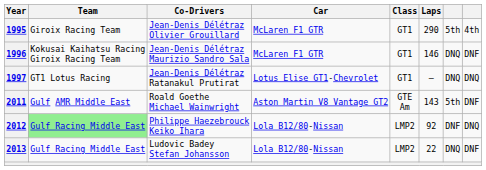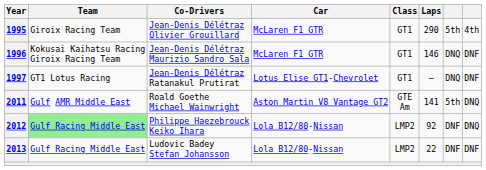(472, 78) DNQ -> (472, 78) DNF
(431, 102) 143 -> (431, 102) 141
(472, 102) DNF -> (472, 102) DNQ
(453, 149) DNQ -> (453, 149) DNF
